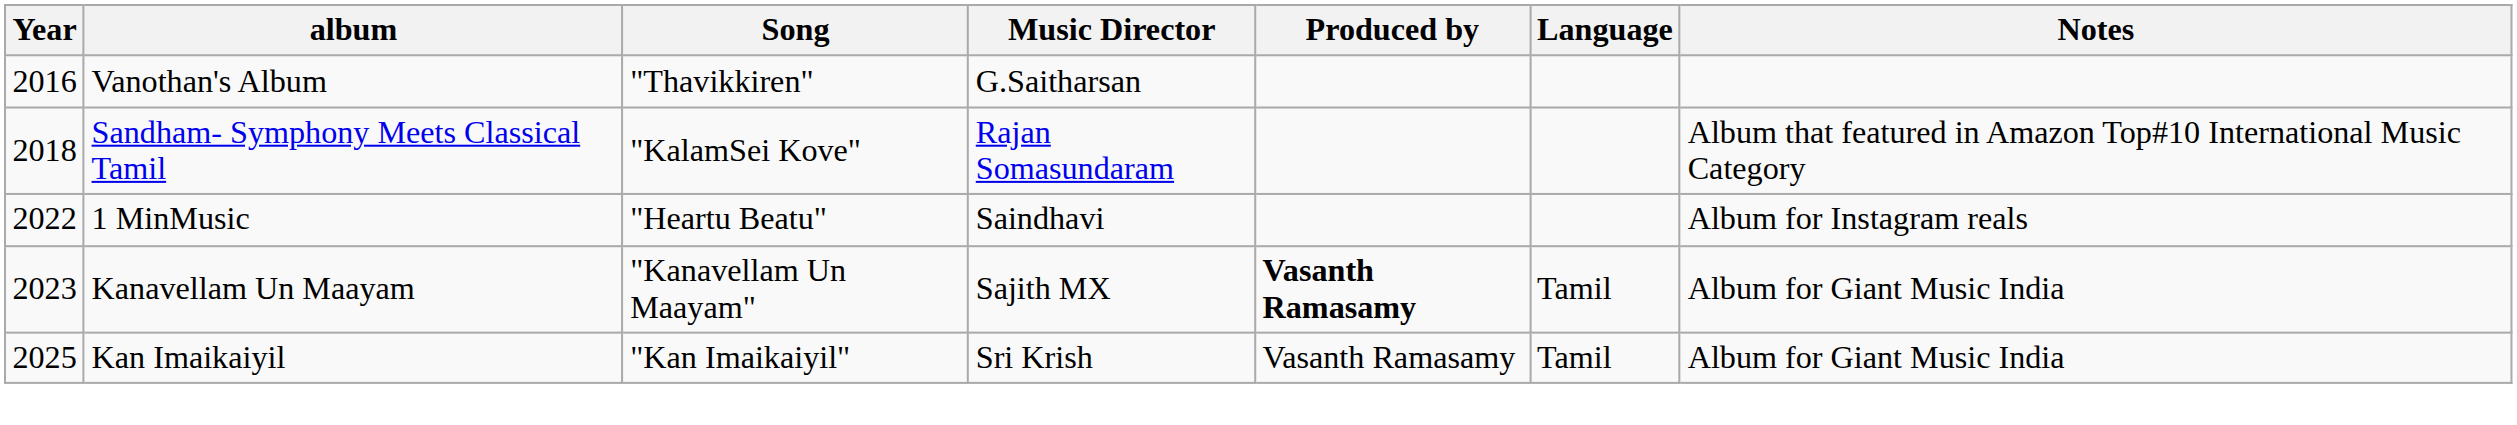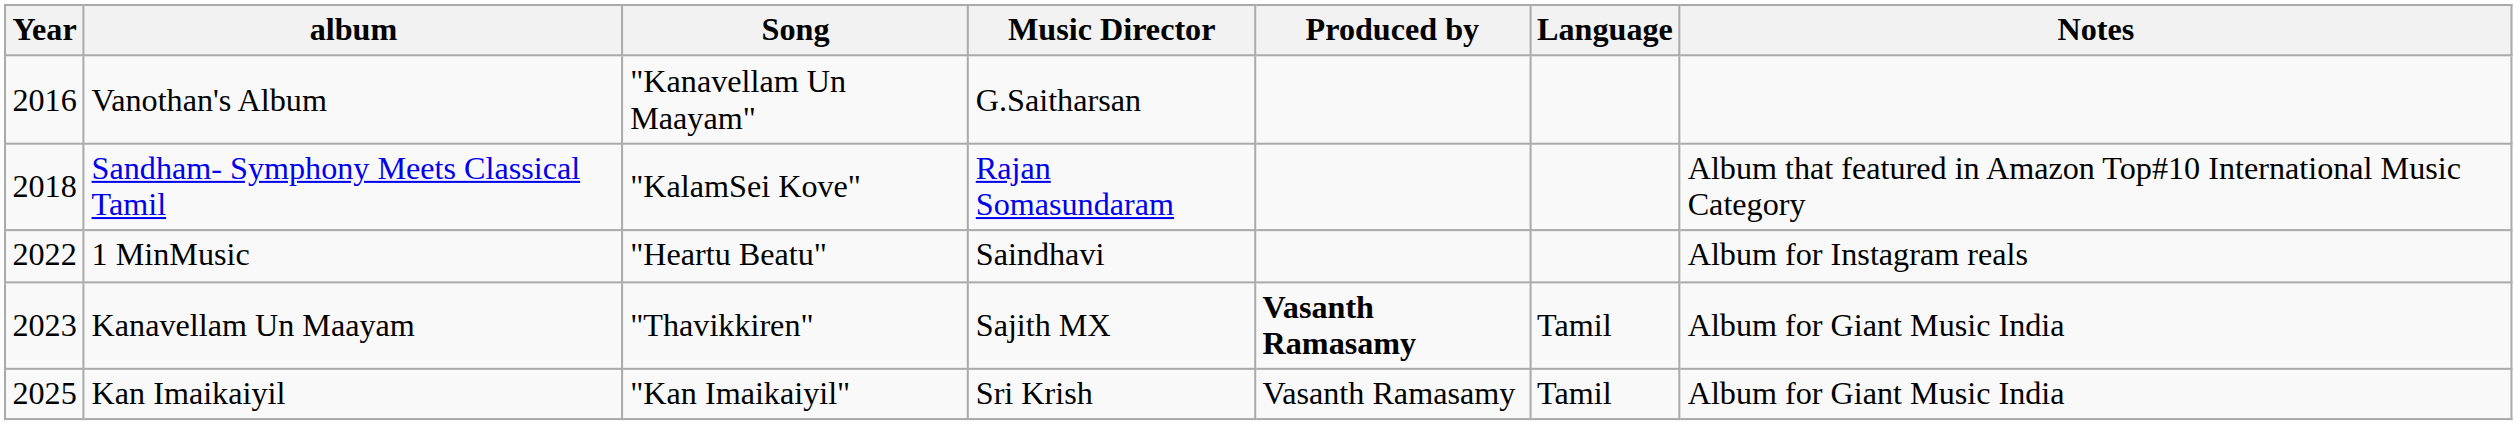(722, 81) "Thavikkiren" -> (738, 99) "Kanavellam Un Maayam"
(738, 288) "Kanavellam Un Maayam" -> (722, 324) "Thavikkiren"
